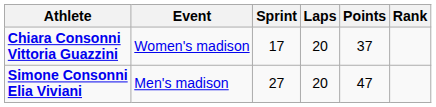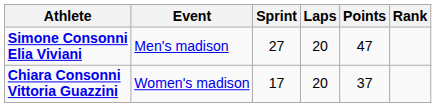rows swapped: (68, 84) <-> (64, 46)
